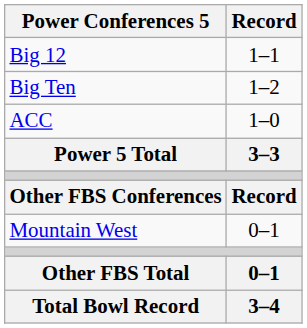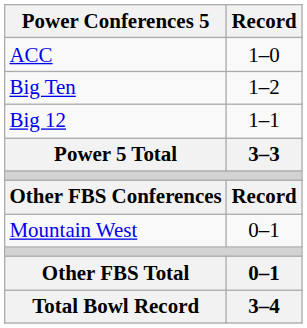rows swapped: (31, 120) <-> (38, 54)
